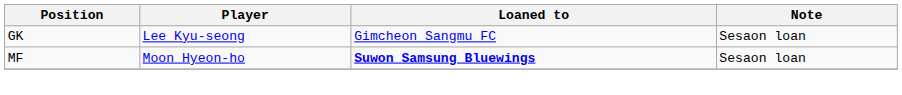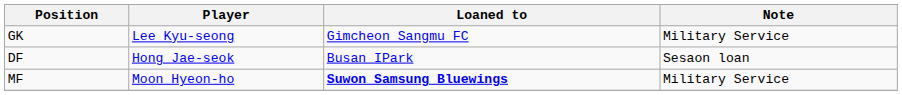(763, 37) Sesaon loan -> (726, 37) Military Service
+ row: (16, 58)
(763, 58) Sesaon loan -> (726, 79) Military Service
